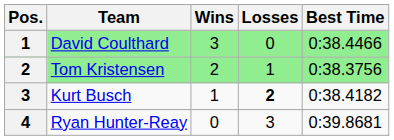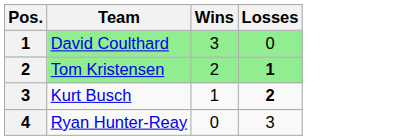- column: (345, 17)
(270, 69) normal -> (270, 69) bold
